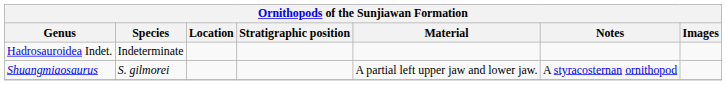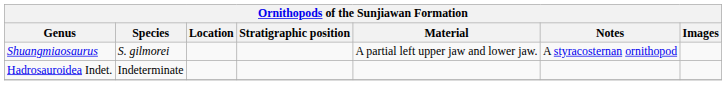rows swapped: (60, 51) <-> (52, 70)
